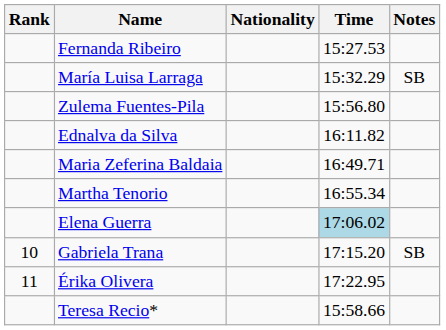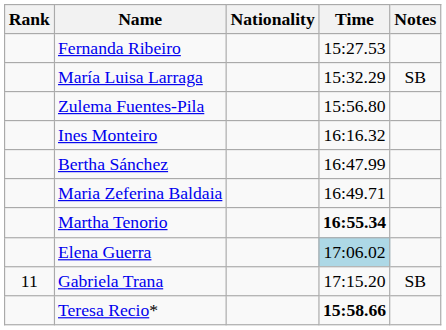- row: (118, 135)
+ row: (108, 135)
+ row: (113, 164)
(354, 193) normal -> (354, 222) bold
(29, 251) 10 -> (29, 280) 11
- row: (106, 280)
(354, 309) normal -> (354, 309) bold
